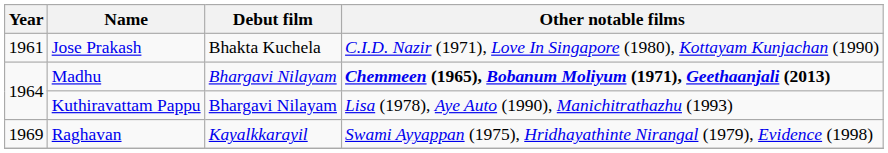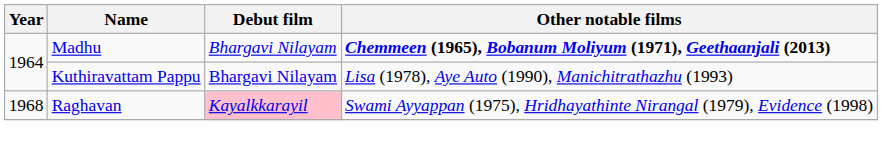- row: (97, 47)
(26, 134) 1969 -> (26, 105) 1968
(258, 134) no background -> (258, 105) pink background
